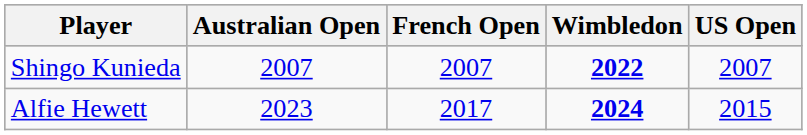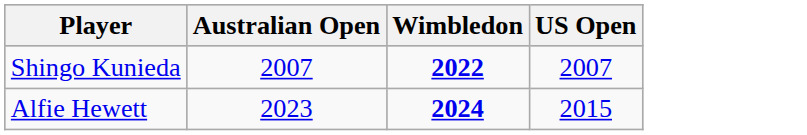- column: (466, 25)
